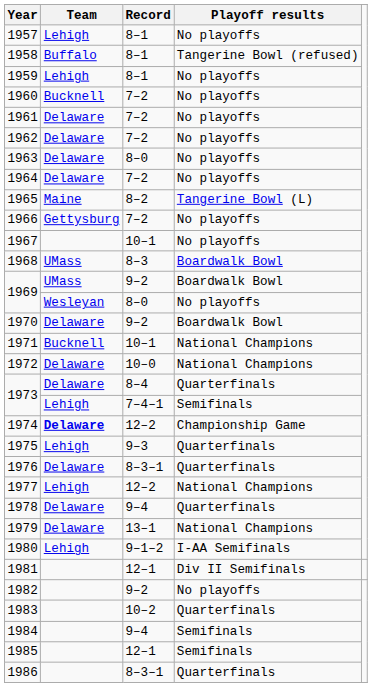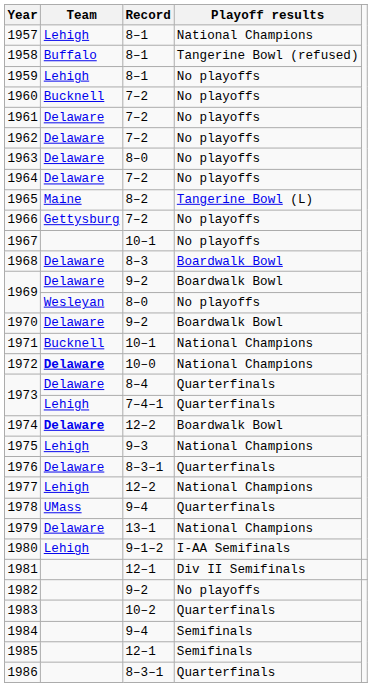(218, 35) No playoffs -> (245, 35) National Champions
(63, 261) UMass -> (74, 261) Delaware
(63, 282) UMass -> (74, 282) Delaware
(74, 364) normal -> (74, 364) bold
(215, 405) Semifinals -> (226, 405) Quarterfinals
(241, 426) Championship Game -> (230, 426) Boardwalk Bowl
(226, 446) Quarterfinals -> (245, 446) National Champions
(74, 508) Delaware -> (63, 508) UMass
